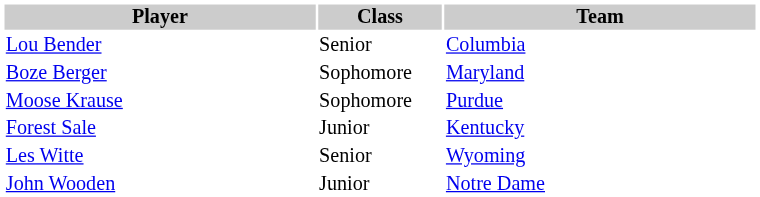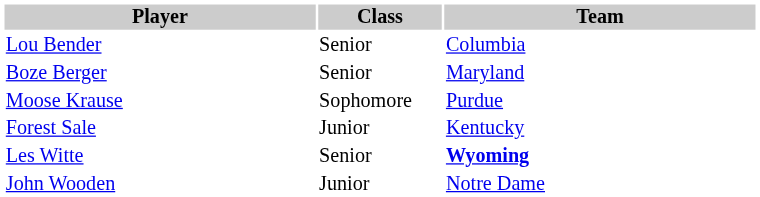(366, 72) Sophomore -> (345, 72) Senior
(486, 155) normal -> (488, 155) bold
